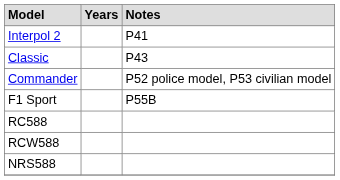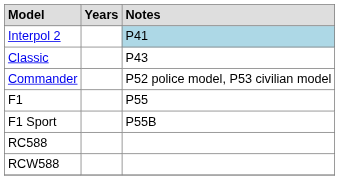(137, 36) no background -> (137, 36) lightblue background
+ row: (15, 100)
- row: (32, 164)
